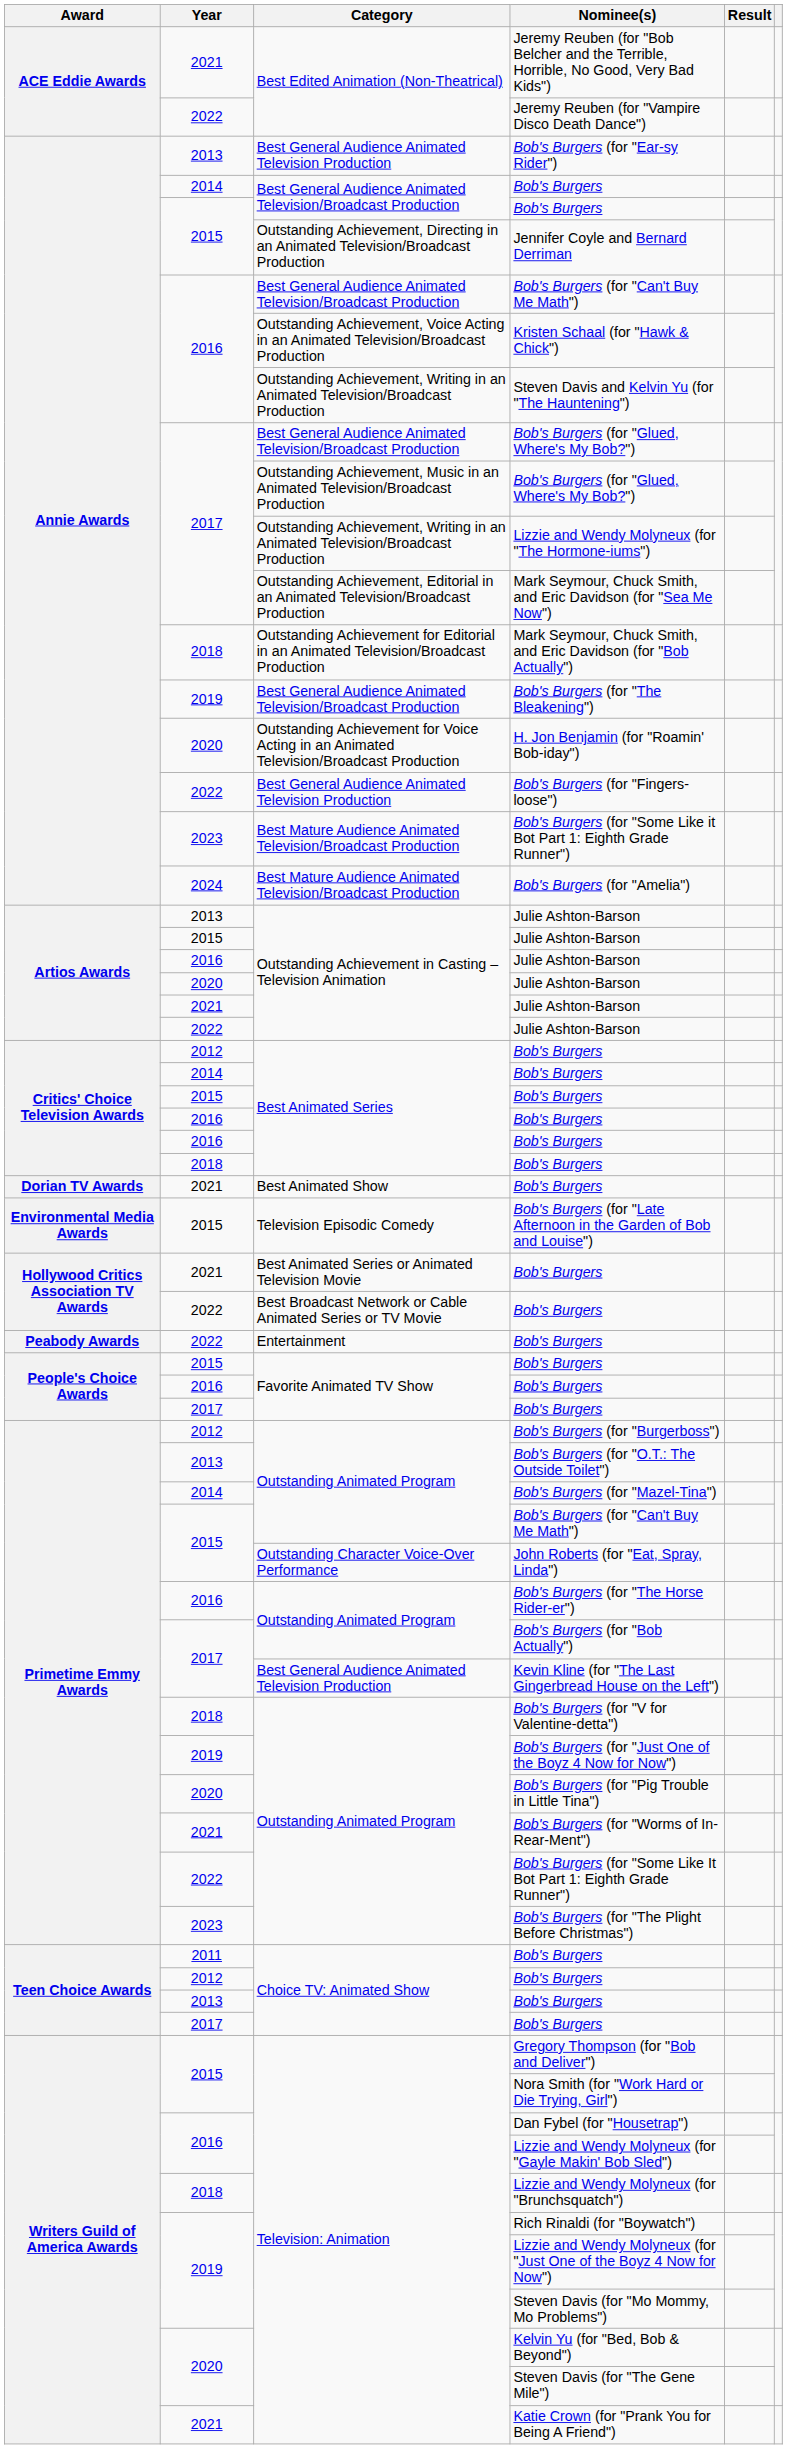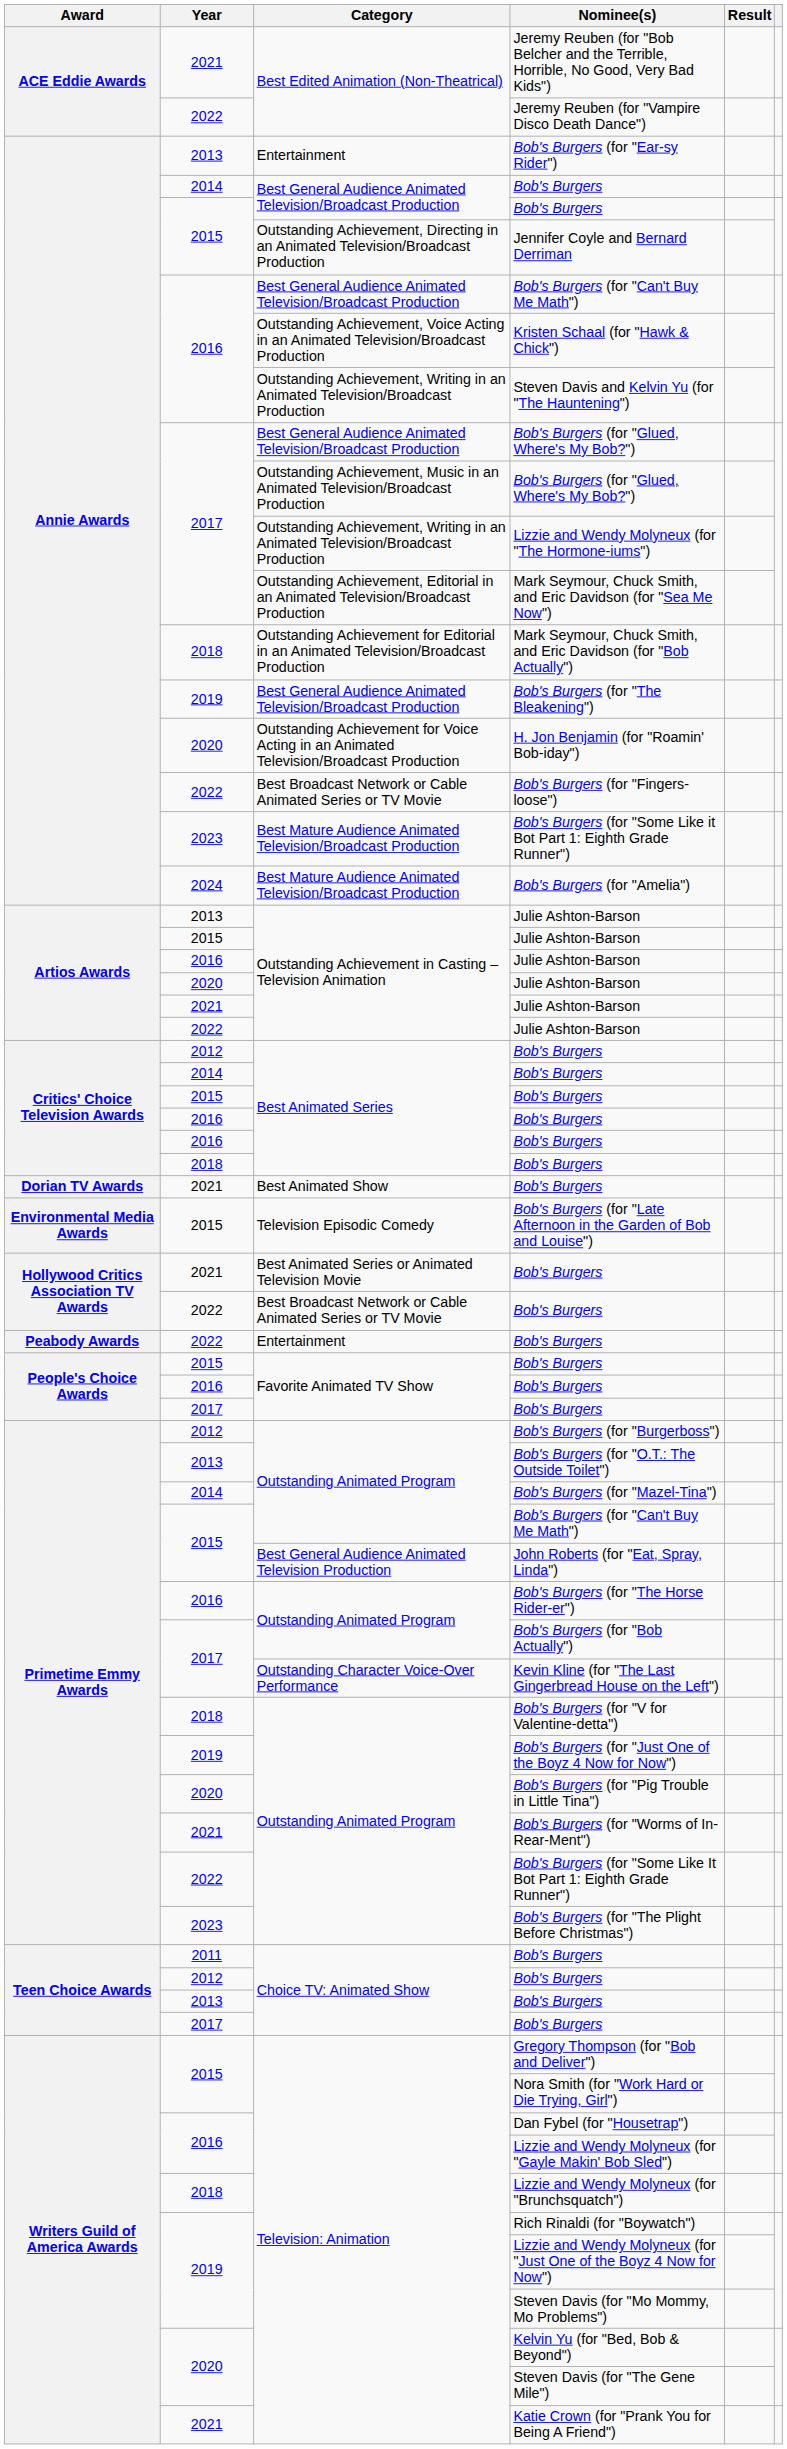(361, 155) Best General Audience Animated Television Production -> (301, 155) Entertainment
(361, 792) Best General Audience Animated Television Production -> (362, 792) Best Broadcast Network or Cable Animated Series or TV Movie
(366, 1562) Outstanding Character Voice-Over Performance -> (361, 1562) Best General Audience Animated Television Production
(361, 1677) Best General Audience Animated Television Production -> (366, 1677) Outstanding Character Voice-Over Performance
